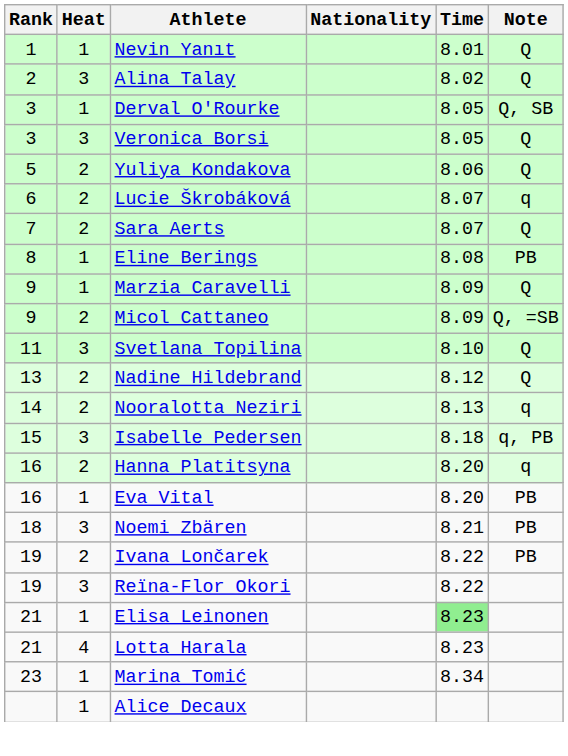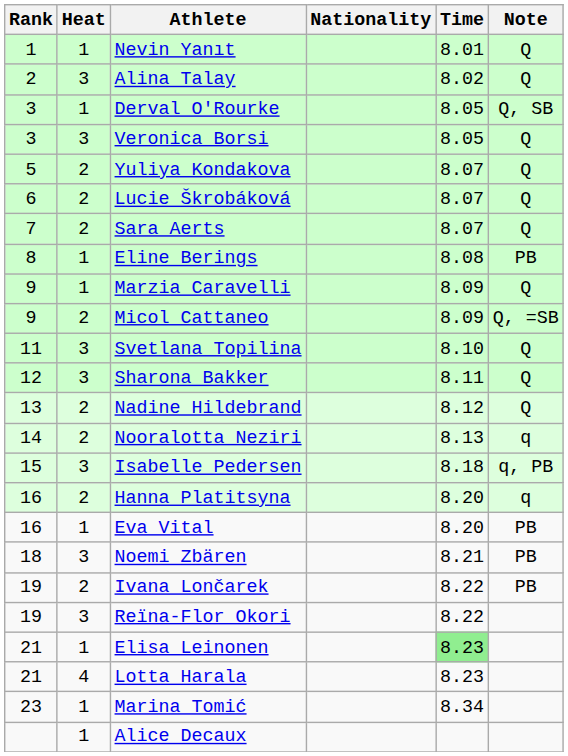(462, 169) 8.06 -> (462, 169) 8.07
(526, 199) q -> (526, 199) Q
+ row: (192, 378)
